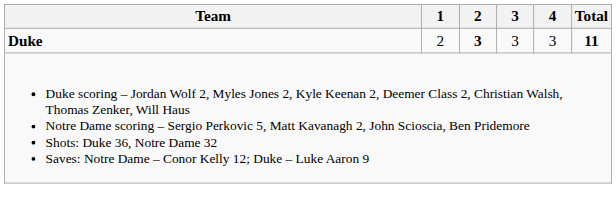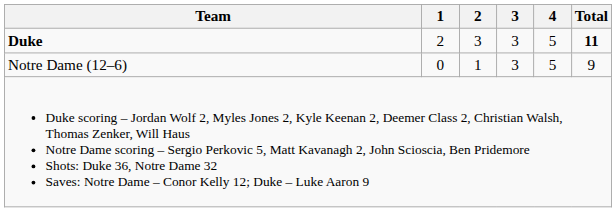(478, 40) bold -> (478, 40) normal
(553, 40) 3 -> (553, 40) 5
+ row: (67, 64)
